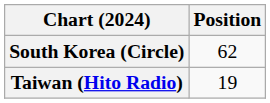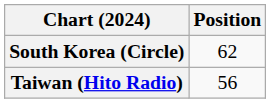(227, 82) 19 -> (227, 82) 56
